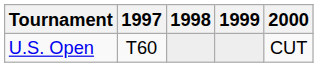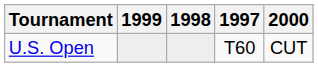columns swapped: (142, 19) <-> (240, 19)
